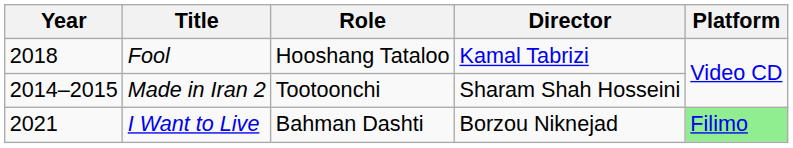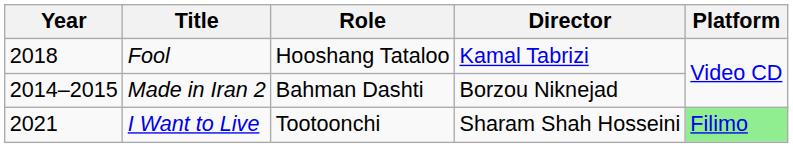(328, 90) Tootoonchi -> (350, 90) Bahman Dashti
(570, 90) Sharam Shah Hosseini -> (539, 90) Borzou Niknejad
(350, 124) Bahman Dashti -> (328, 124) Tootoonchi
(539, 124) Borzou Niknejad -> (570, 124) Sharam Shah Hosseini
